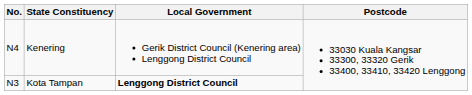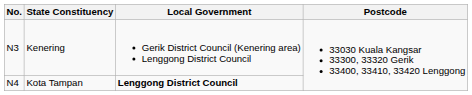(13, 47) N4 -> (13, 47) N3
(13, 83) N3 -> (13, 83) N4
